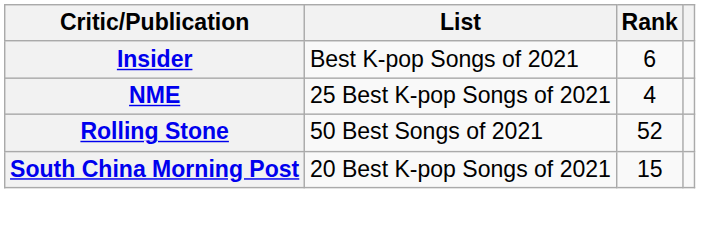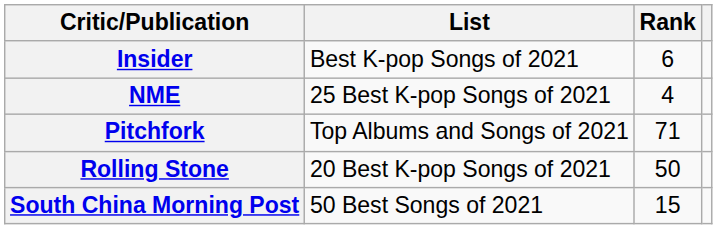+ row: (155, 132)
(426, 132) 50 Best Songs of 2021 -> (460, 168) 20 Best K-pop Songs of 2021
(650, 132) 52 -> (668, 168) 50
(460, 168) 20 Best K-pop Songs of 2021 -> (426, 205) 50 Best Songs of 2021
